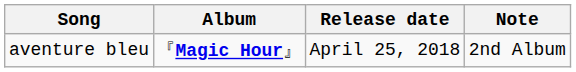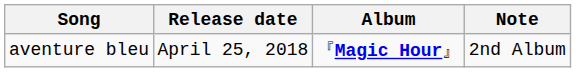columns swapped: (229, 19) <-> (385, 19)
